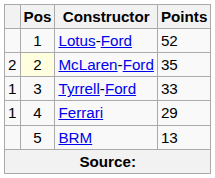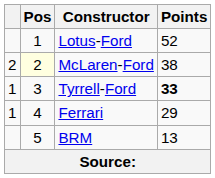(169, 65) 35 -> (169, 65) 38
(169, 89) normal -> (169, 89) bold
